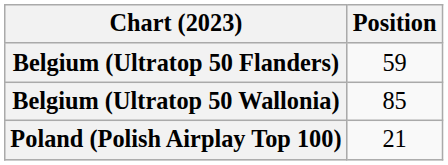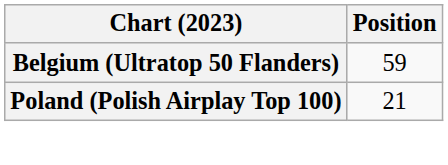- row: (176, 100)
